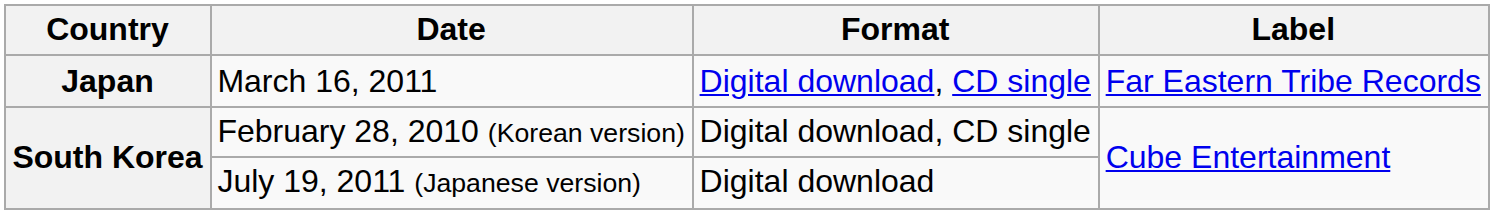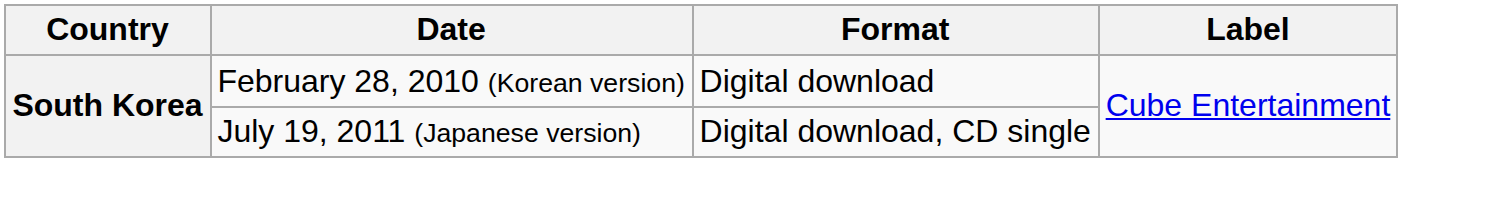- row: (327, 80)
(895, 131) Digital download, CD single -> (817, 80) Digital download
(817, 182) Digital download -> (895, 131) Digital download, CD single
